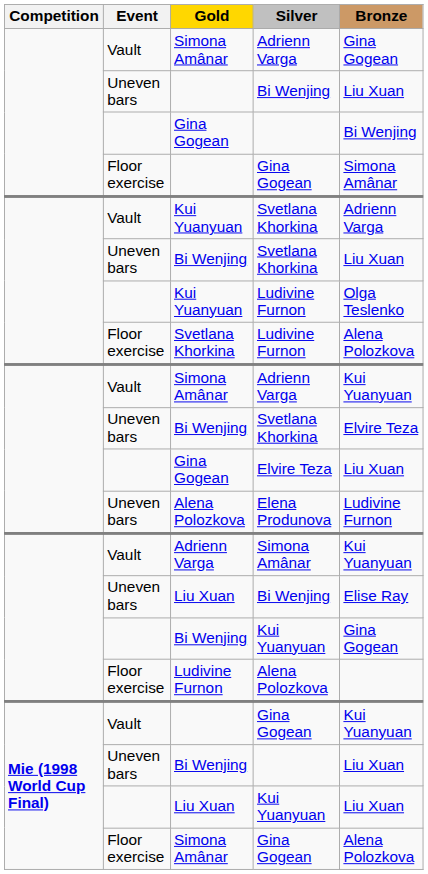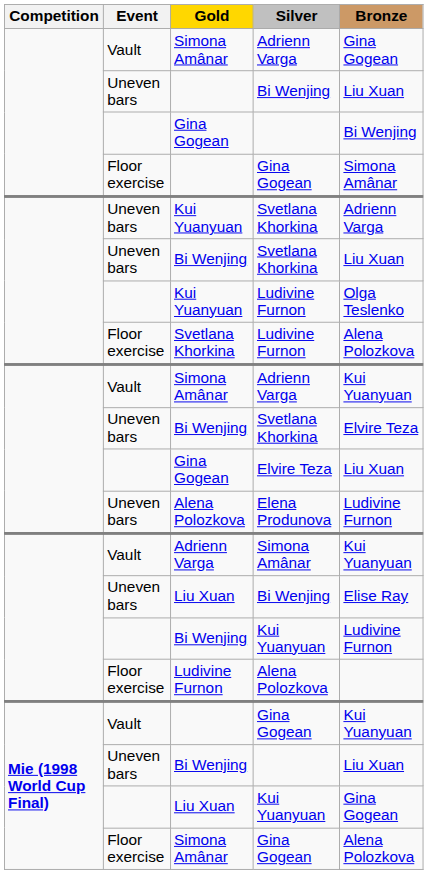(124, 218) Vault -> (134, 218) Uneven bars
(371, 638) Gina Gogean -> (372, 638) Ludivine Furnon
(374, 806) Liu Xuan -> (371, 806) Gina Gogean
